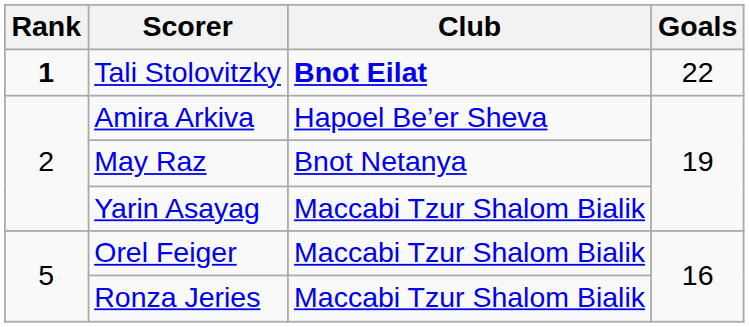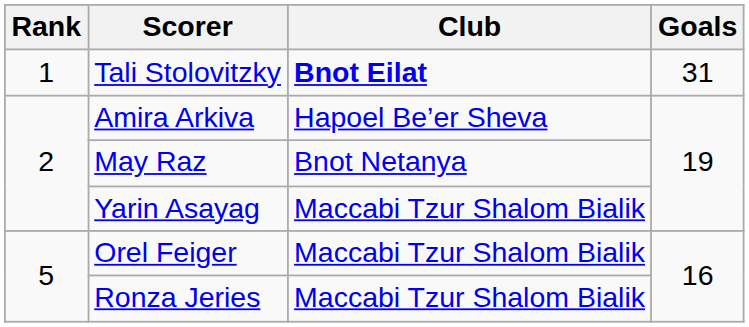(46, 72) bold -> (46, 72) normal
(698, 72) 22 -> (698, 72) 31
